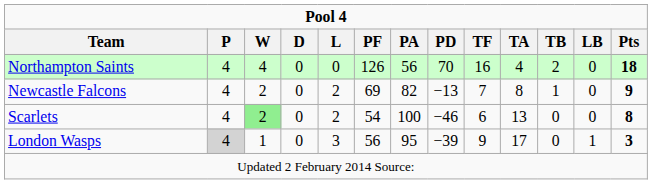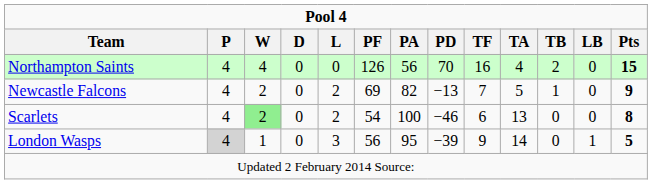(629, 66) 18 -> (629, 66) 15
(519, 91) 8 -> (519, 91) 5
(519, 141) 17 -> (519, 141) 14
(629, 141) 3 -> (629, 141) 5
